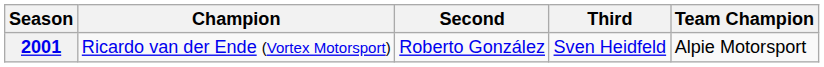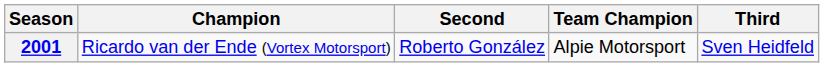columns swapped: (610, 19) <-> (744, 19)
